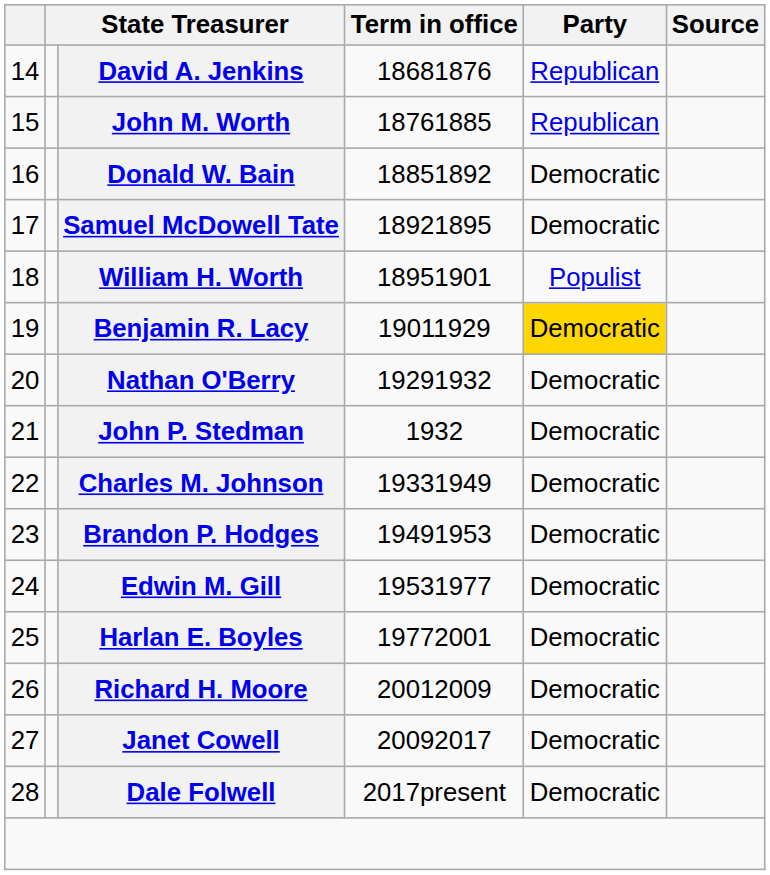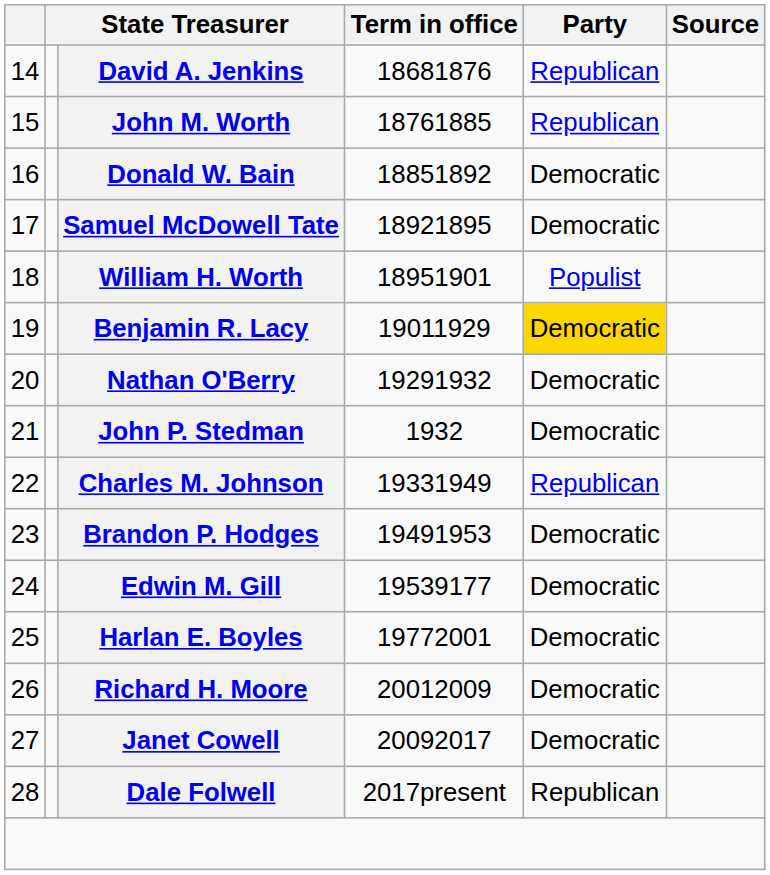(595, 483) Democratic -> (595, 483) Republican
(434, 586) 19531977 -> (434, 586) 19539177
(595, 792) Democratic -> (595, 792) Republican
